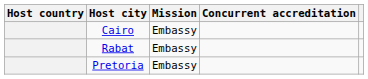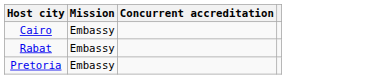- column: (45, 13)
